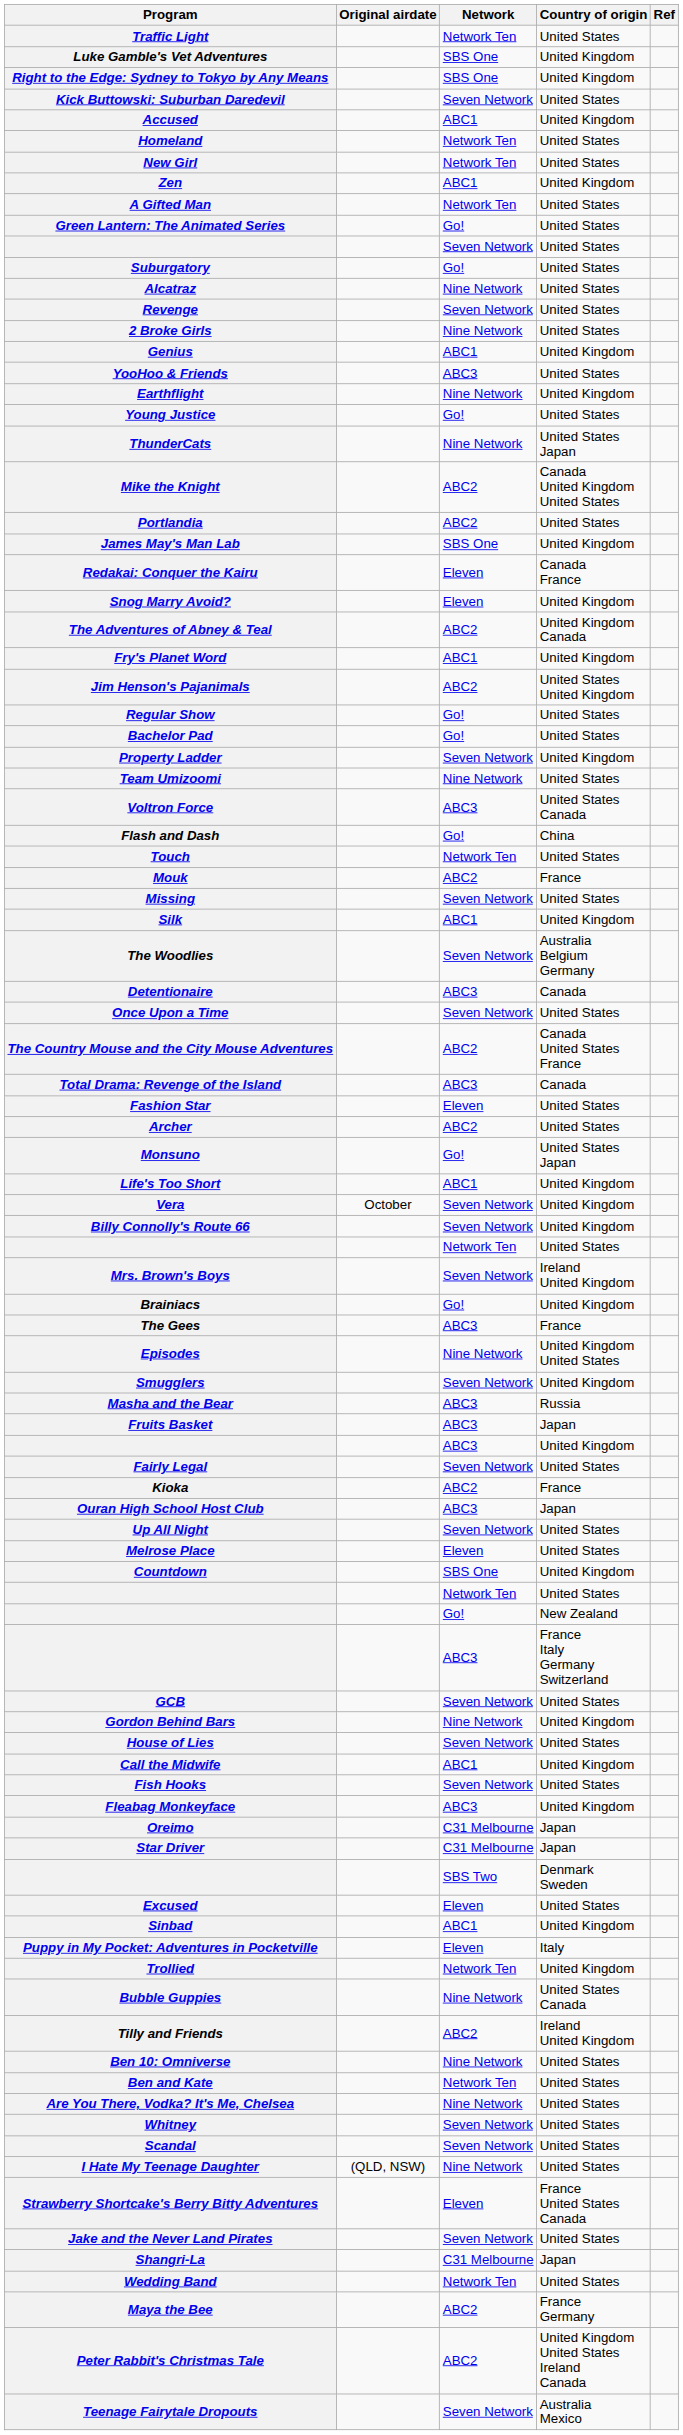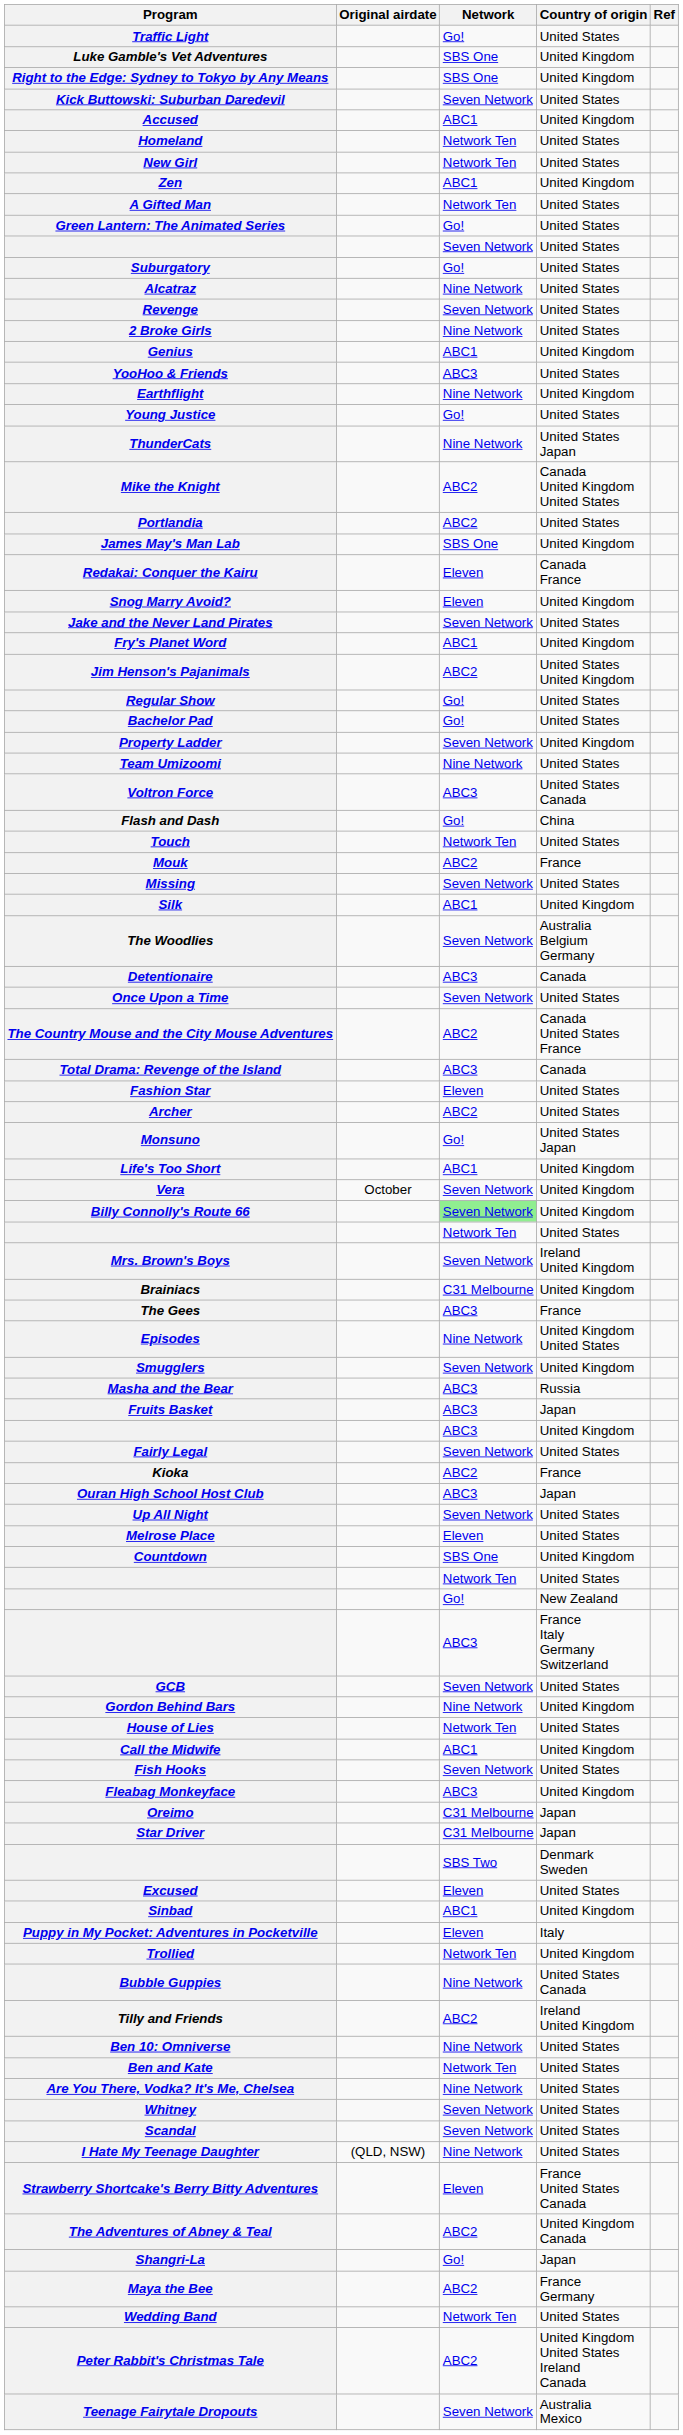(480, 36) Network Ten -> (453, 36) Go!
rows swapped: (170, 2239) <-> (170, 629)
(488, 1226) no background -> (488, 1211) lightgreen background
(453, 1304) Go! -> (488, 1289) C31 Melbourne
(488, 1743) Seven Network -> (480, 1728) Network Ten
(488, 2260) C31 Melbourne -> (453, 2260) Go!
rows swapped: (170, 2281) <-> (170, 2309)
